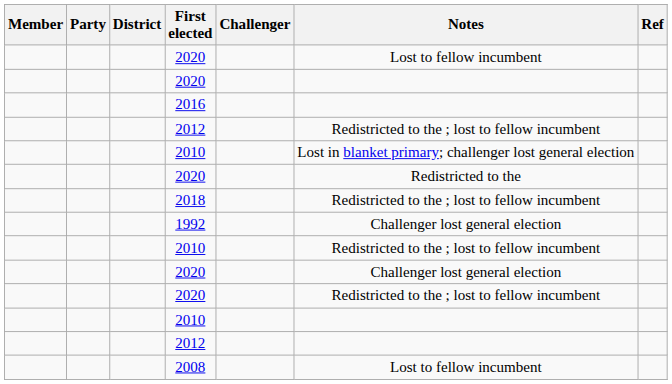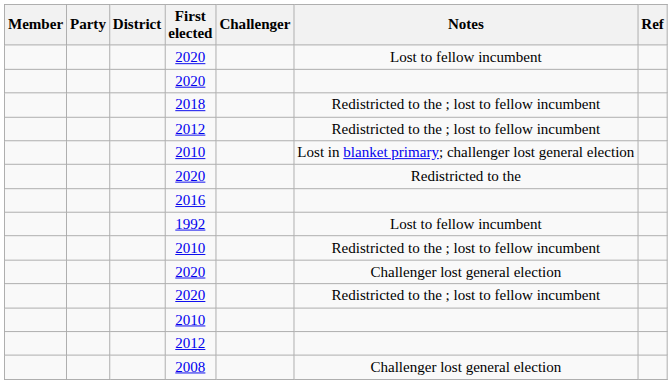rows swapped: (35, 105) <-> (35, 200)
(466, 224) Challenger lost general election -> (466, 224) Lost to fellow incumbent
(466, 367) Lost to fellow incumbent -> (466, 367) Challenger lost general election
